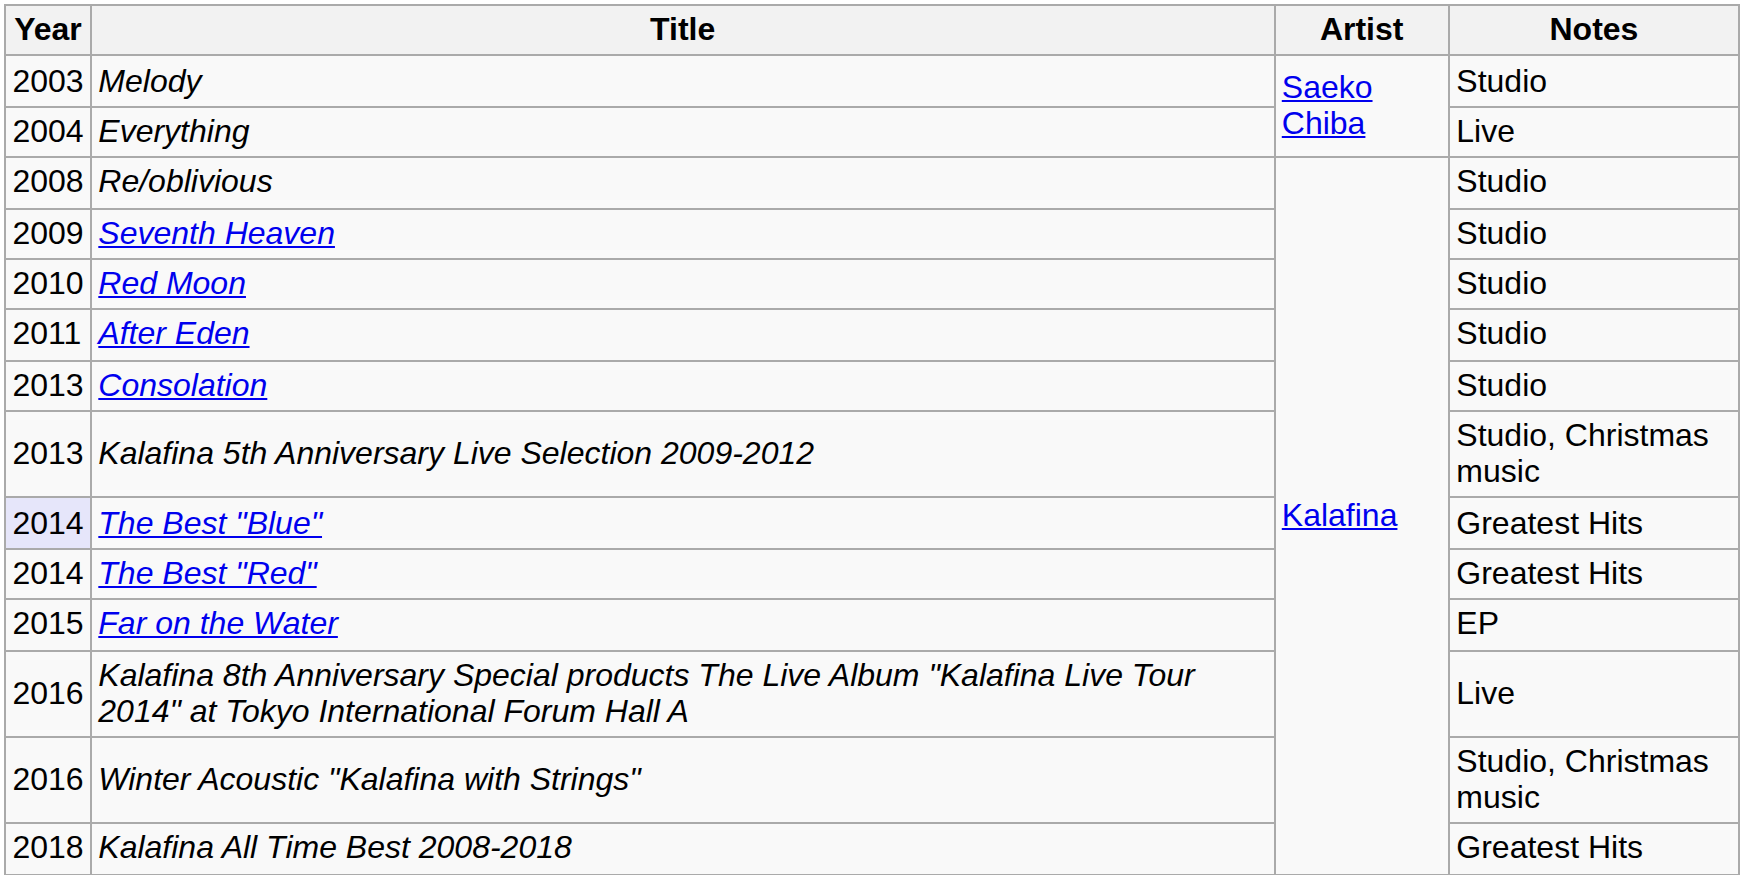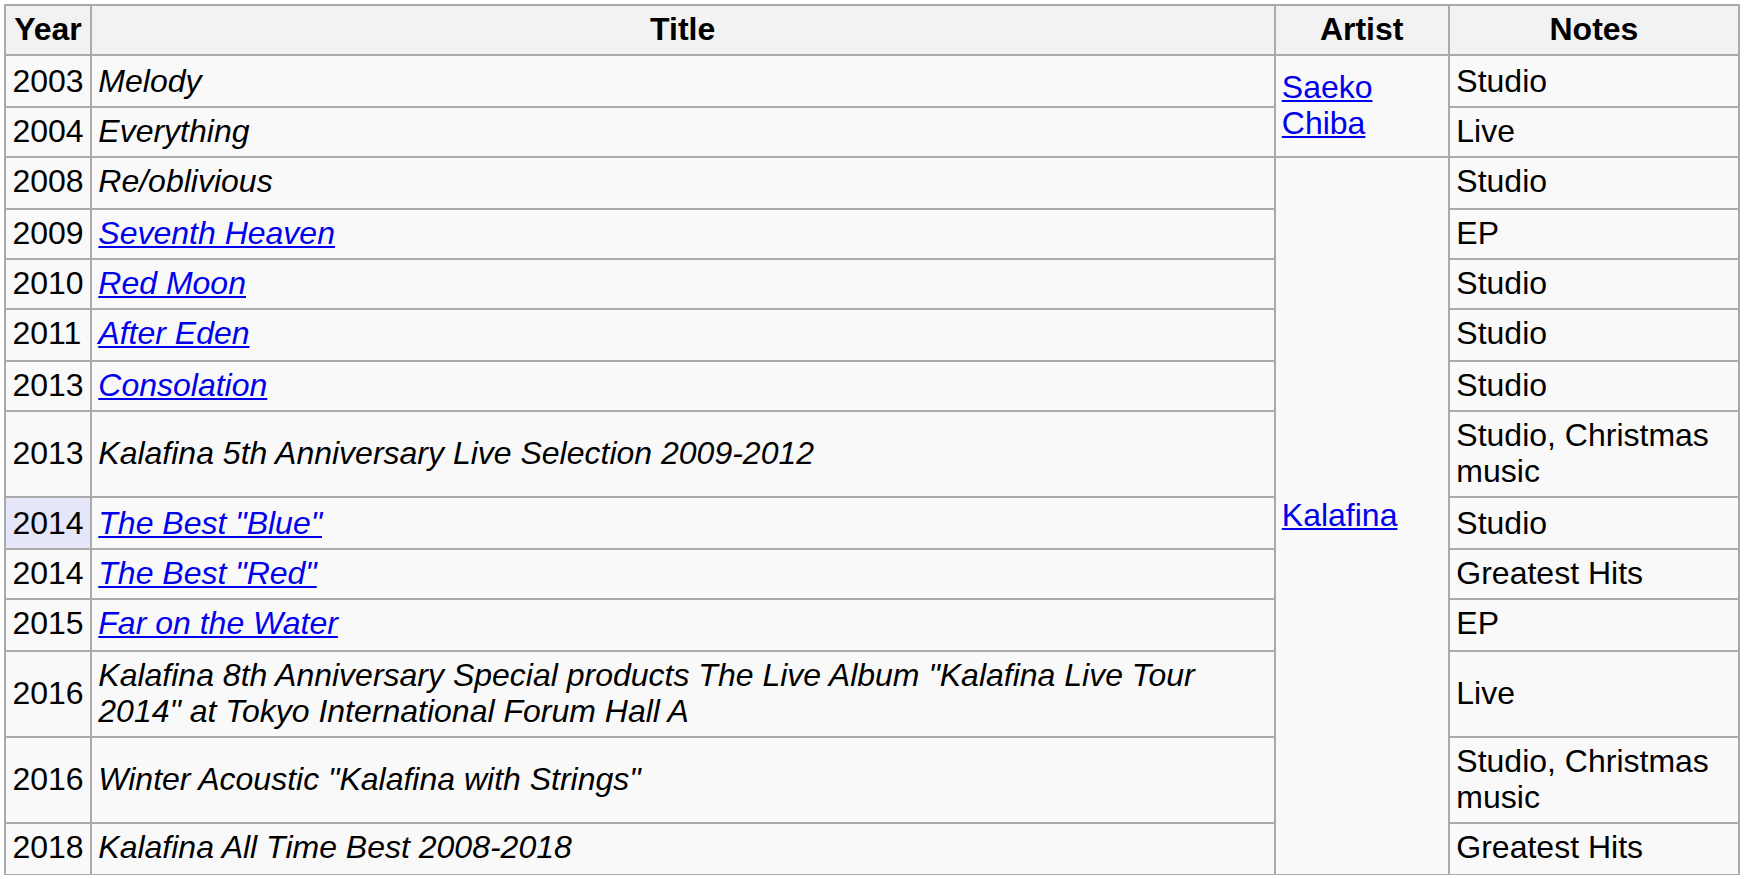(1502, 232) Studio -> (1478, 232) EP
(1550, 522) Greatest Hits -> (1502, 522) Studio
